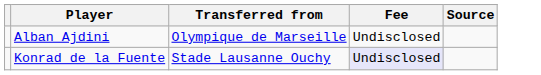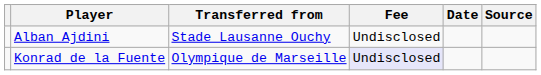+ column: (463, 15)
(259, 37) Olympique de Marseille -> (251, 37) Stade Lausanne Ouchy
(251, 59) Stade Lausanne Ouchy -> (259, 59) Olympique de Marseille
